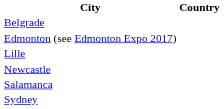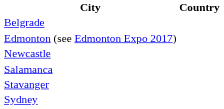- row: (15, 53)
+ row: (26, 84)
